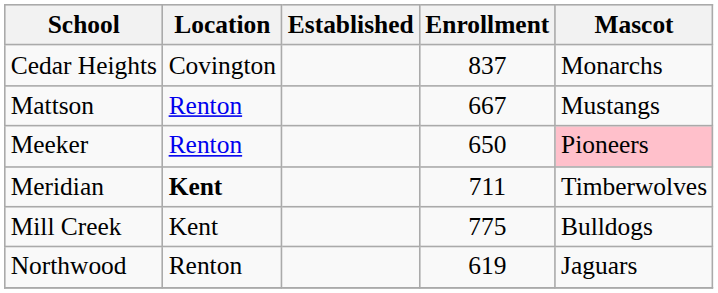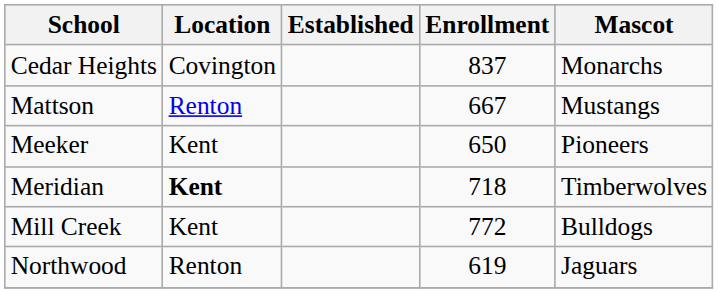(205, 145) Renton -> (193, 145) Kent
(605, 145) pink background -> (605, 145) no background
(487, 186) 711 -> (487, 186) 718
(487, 226) 775 -> (487, 226) 772
